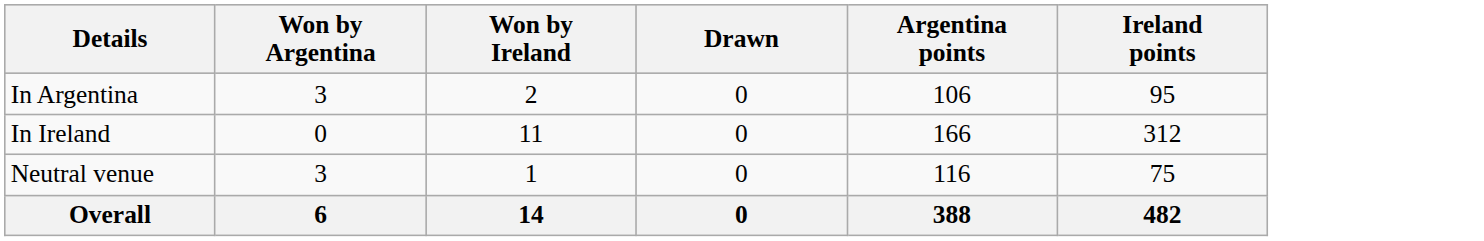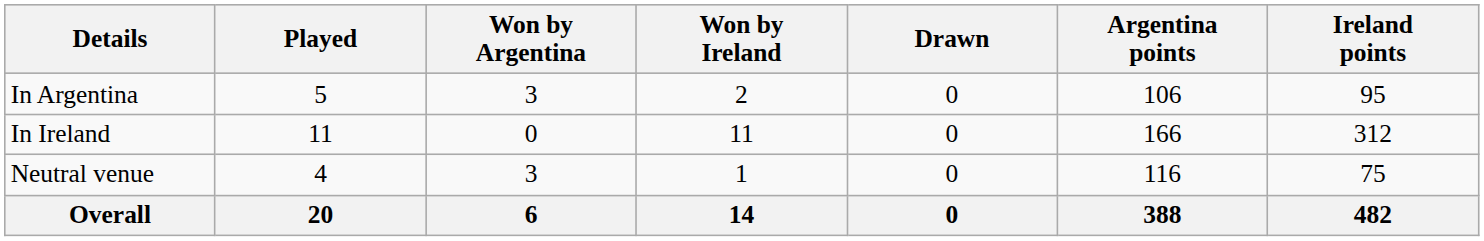+ column: (321, 38)
